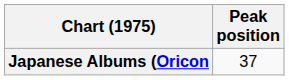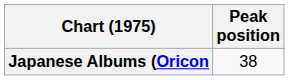(248, 61) 37 -> (248, 61) 38
